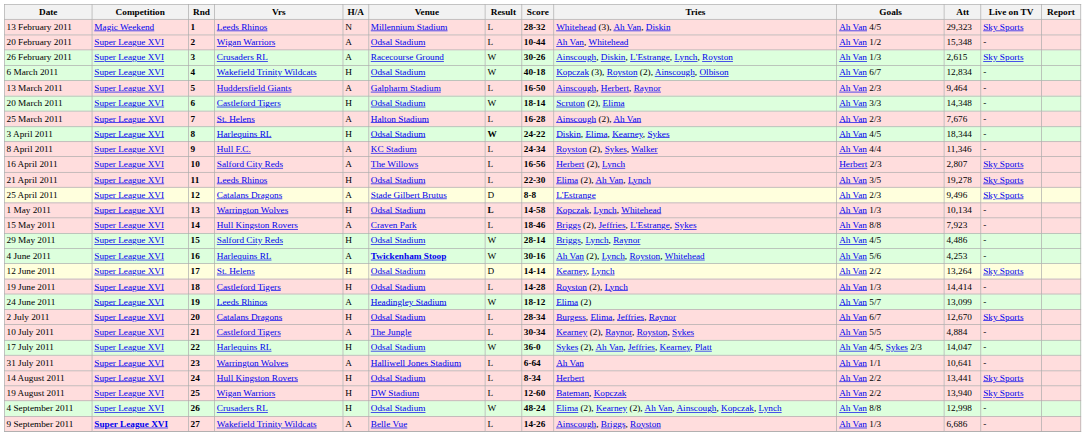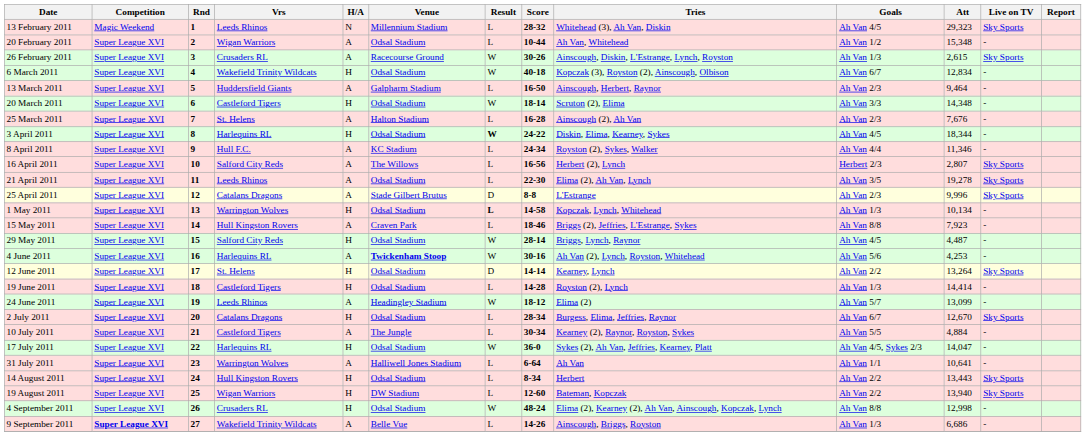(348, 179) H -> (348, 179) A
(957, 194) 9,496 -> (957, 194) 9,996
(957, 240) 4,486 -> (957, 240) 4,487
(959, 377) 13,441 -> (959, 377) 13,443
